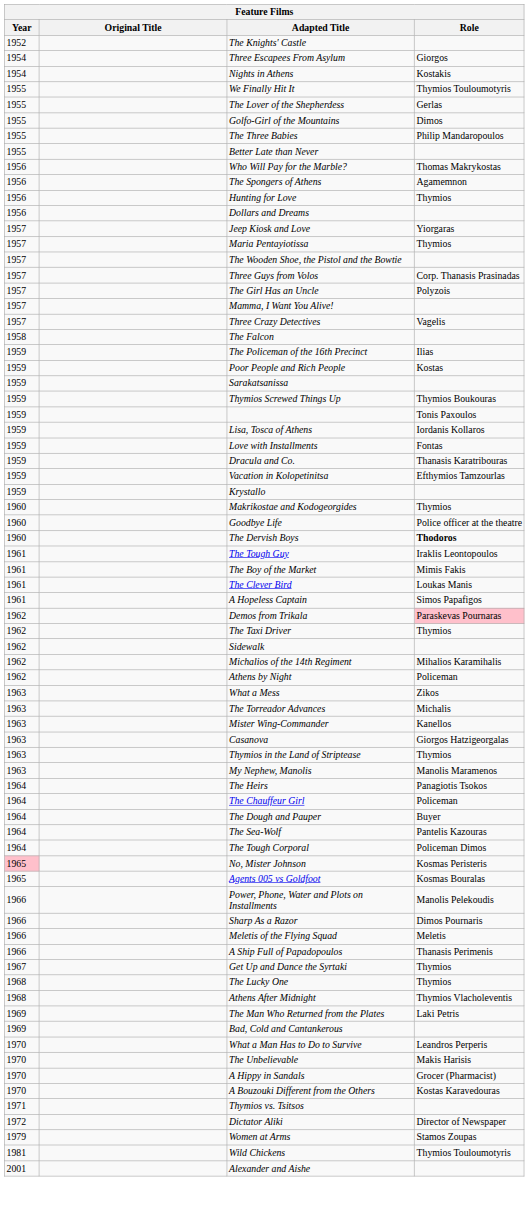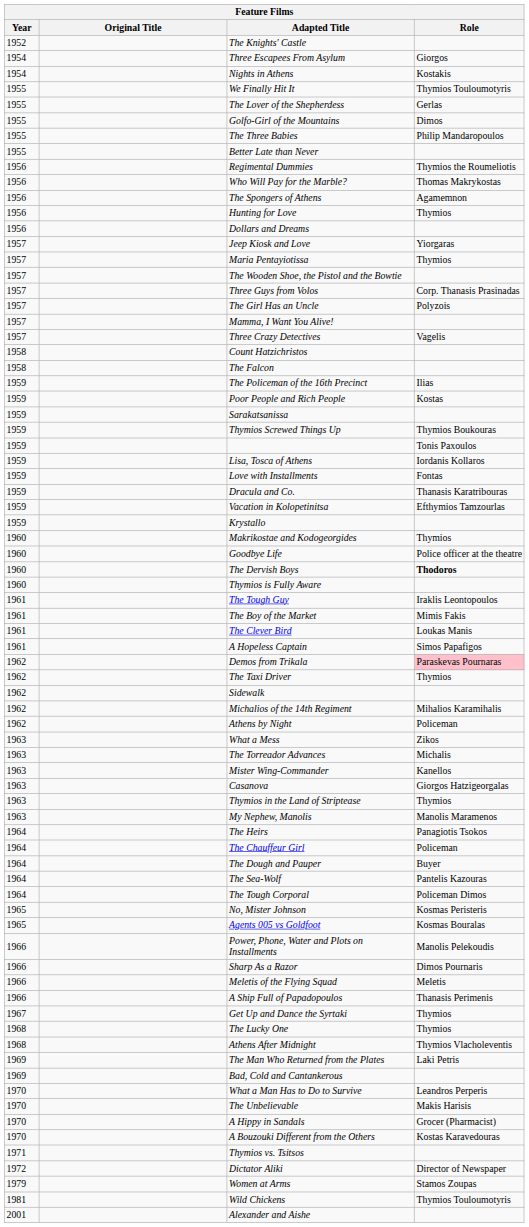+ row: (271, 167)
+ row: (268, 352)
+ row: (275, 584)
(16, 863) pink background -> (16, 910) no background
